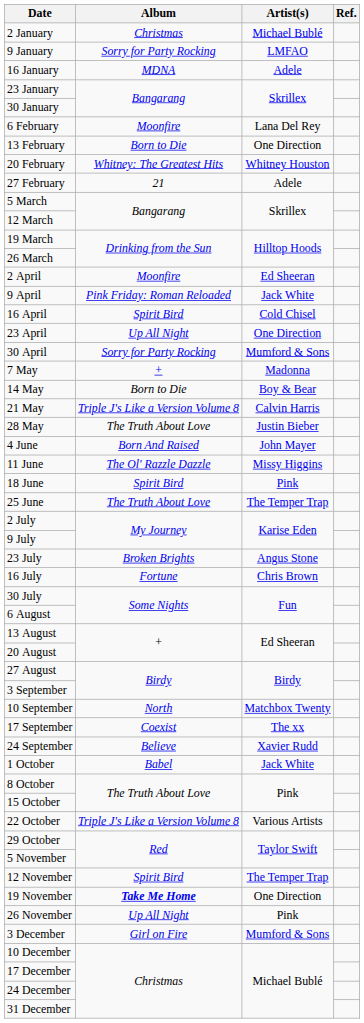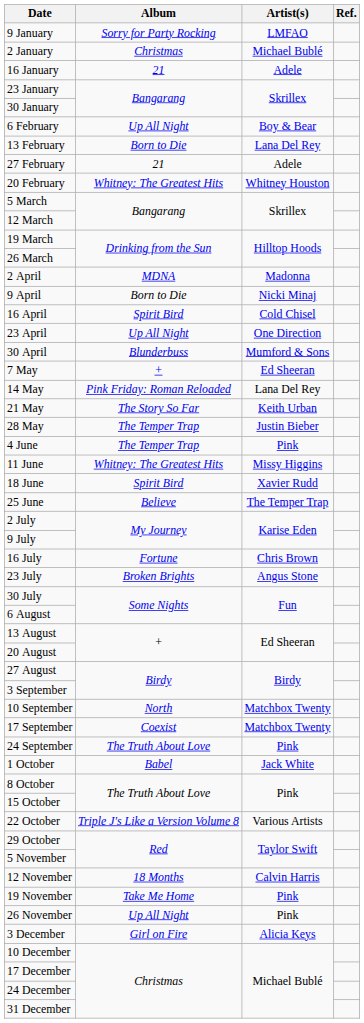rows swapped: (30, 32) <-> (30, 51)
(159, 70) MDNA -> (159, 70) 21
(159, 126) Moonfire -> (159, 126) Up All Night
(288, 126) Lana Del Rey -> (288, 126) Boy & Bear
(288, 145) One Direction -> (288, 145) Lana Del Rey
rows swapped: (36, 164) <-> (36, 182)
(159, 276) Moonfire -> (159, 276) MDNA
(288, 276) Ed Sheeran -> (288, 276) Madonna
(159, 295) Pink Friday: Roman Reloaded -> (159, 295) Born to Die
(288, 295) Jack White -> (288, 295) Nicki Minaj
(159, 351) Sorry for Party Rocking -> (159, 351) Blunderbuss
(288, 370) Madonna -> (288, 370) Ed Sheeran
(159, 389) Born to Die -> (159, 389) Pink Friday: Roman Reloaded
(288, 389) Boy & Bear -> (288, 389) Lana Del Rey
(159, 408) Triple J's Like a Version Volume 8 -> (159, 408) The Story So Far
(288, 408) Calvin Harris -> (288, 408) Keith Urban
(159, 426) The Truth About Love -> (159, 426) The Temper Trap
(159, 445) Born And Raised -> (159, 445) The Temper Trap
(288, 445) John Mayer -> (288, 445) Pink
(159, 464) The Ol' Razzle Dazzle -> (159, 464) Whitney: The Greatest Hits
(288, 483) Pink -> (288, 483) Xavier Rudd
(159, 502) The Truth About Love -> (159, 502) Believe
rows swapped: (24, 577) <-> (24, 558)
(288, 727) The xx -> (288, 727) Matchbox Twenty
(159, 746) Believe -> (159, 746) The Truth About Love
(288, 746) Xavier Rudd -> (288, 746) Pink
(159, 877) Spirit Bird -> (159, 877) 18 Months
(288, 877) The Temper Trap -> (288, 877) Calvin Harris
(159, 896) bold -> (159, 896) normal
(288, 896) One Direction -> (288, 896) Pink
(288, 933) Mumford & Sons -> (288, 933) Alicia Keys
